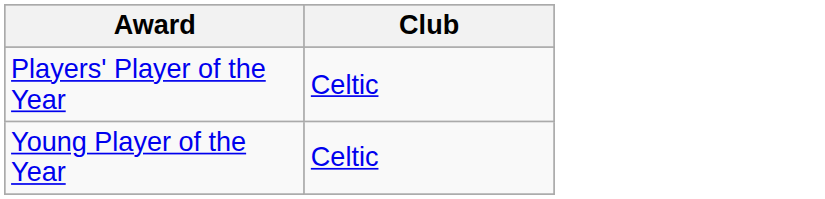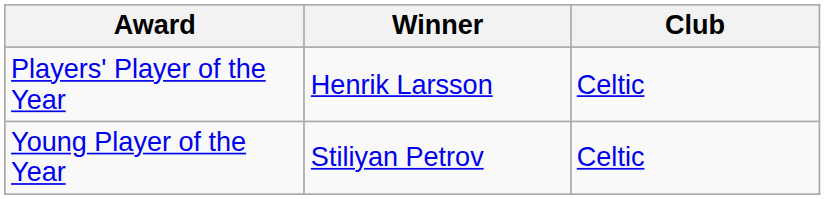+ column: (438, 25)
